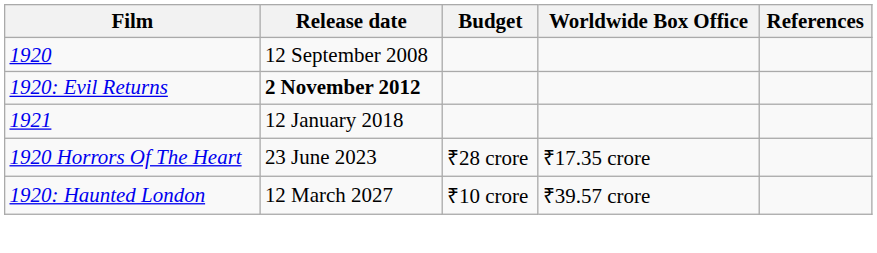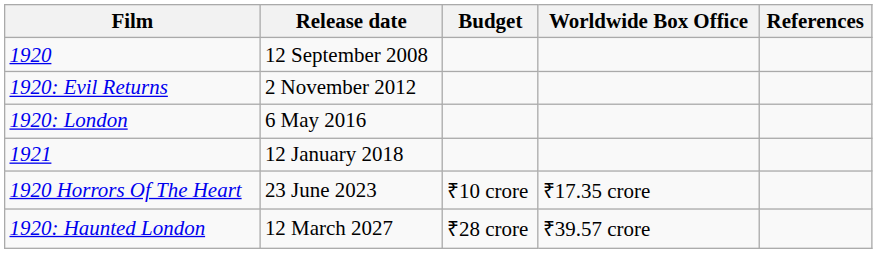(343, 87) bold -> (341, 87) normal
+ row: (69, 120)
(488, 158) ₹28 crore -> (488, 191) ₹10 crore
(488, 196) ₹10 crore -> (488, 229) ₹28 crore
